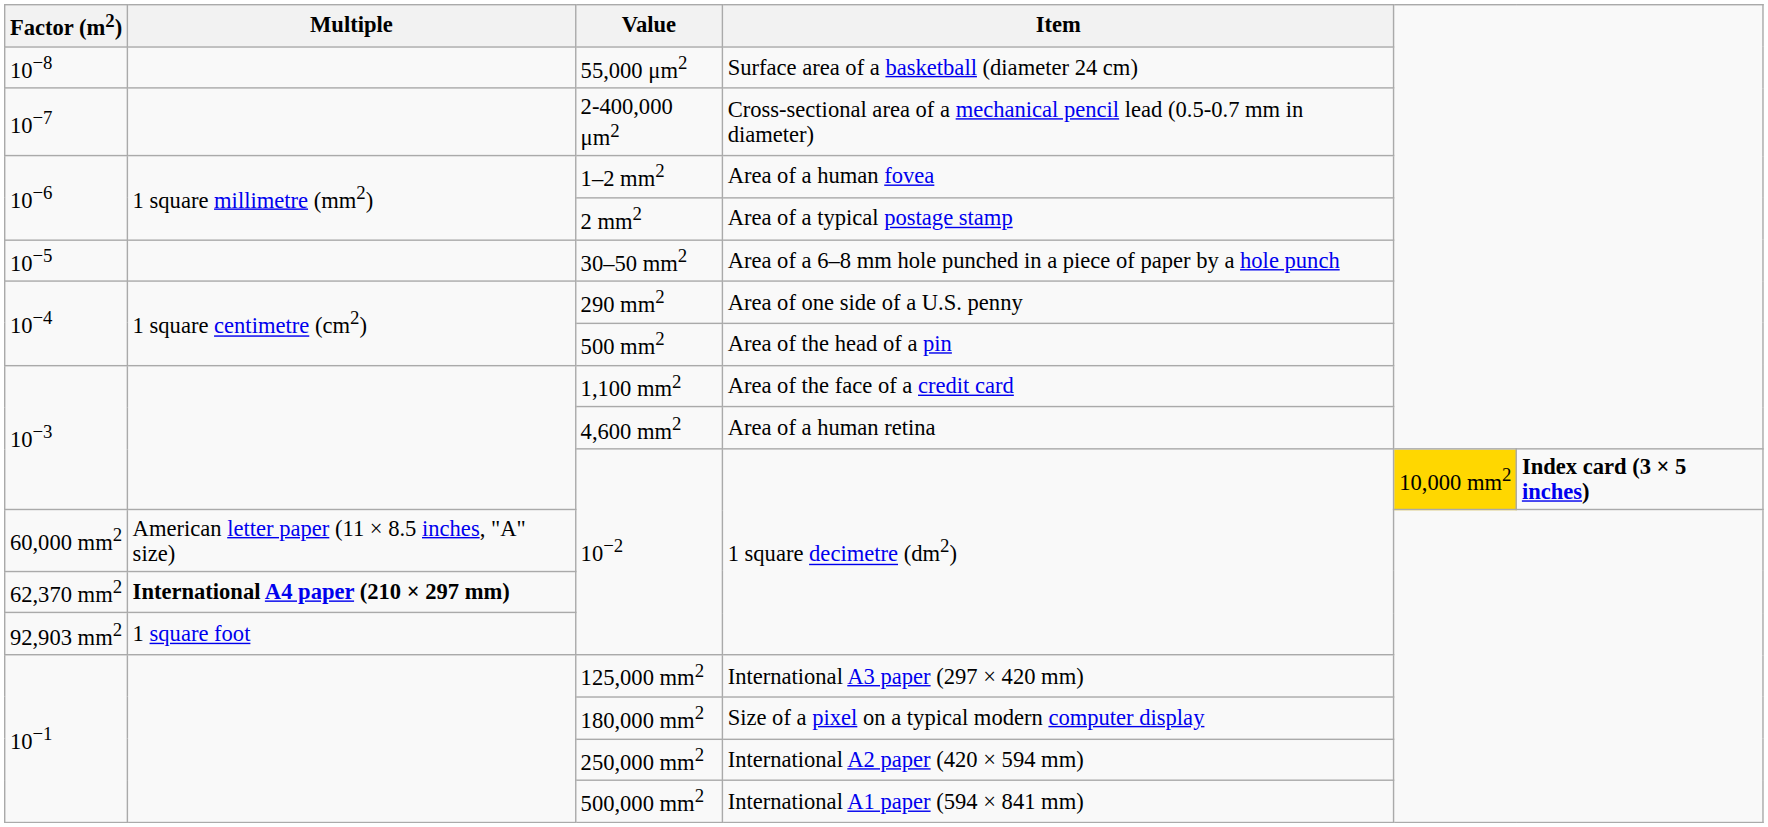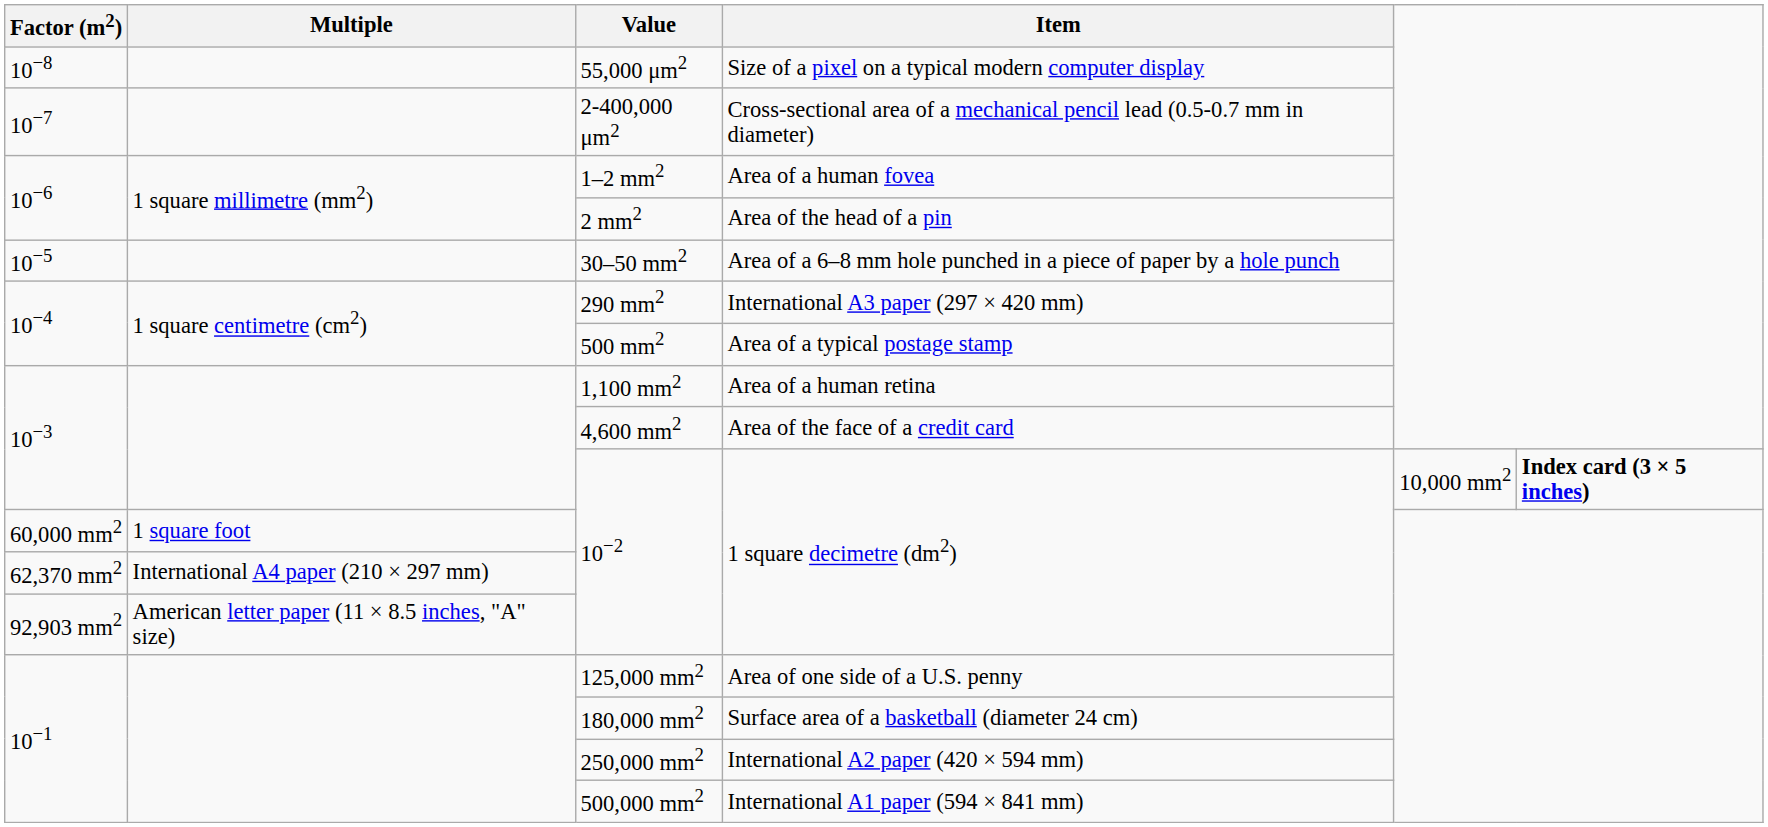(933, 67) Surface area of a basketball (diameter 24 cm) -> (966, 67) Size of a pixel on a typical modern computer display
(870, 218) Area of a typical postage stamp -> (840, 218) Area of the head of a pin
(875, 302) Area of one side of a U.S. penny -> (906, 302) International A3 paper (297 × 420 mm)
(840, 343) Area of the head of a pin -> (870, 343) Area of a typical postage stamp
(871, 385) Area of the face of a credit card -> (832, 385) Area of a human retina
(832, 427) Area of a human retina -> (871, 427) Area of the face of a credit card
(1455, 479) gold background -> (1455, 479) no background
(329, 540) American letter paper (11 × 8.5 inches, "A" size) -> (192, 530) 1 square foot
(321, 591) bold -> (311, 572) normal
(192, 633) 1 square foot -> (329, 624) American letter paper (11 × 8.5 inches, "A" size)
(906, 675) International A3 paper (297 × 420 mm) -> (875, 675) Area of one side of a U.S. penny
(966, 717) Size of a pixel on a typical modern computer display -> (933, 717) Surface area of a basketball (diameter 24 cm)
